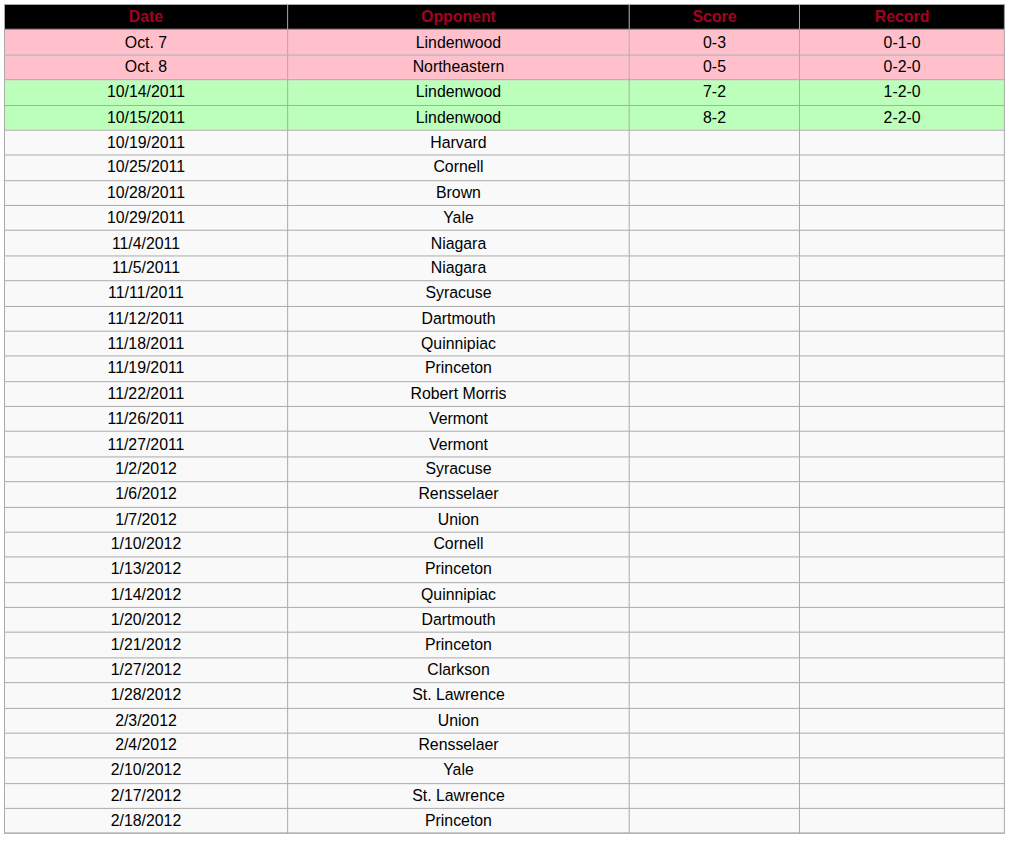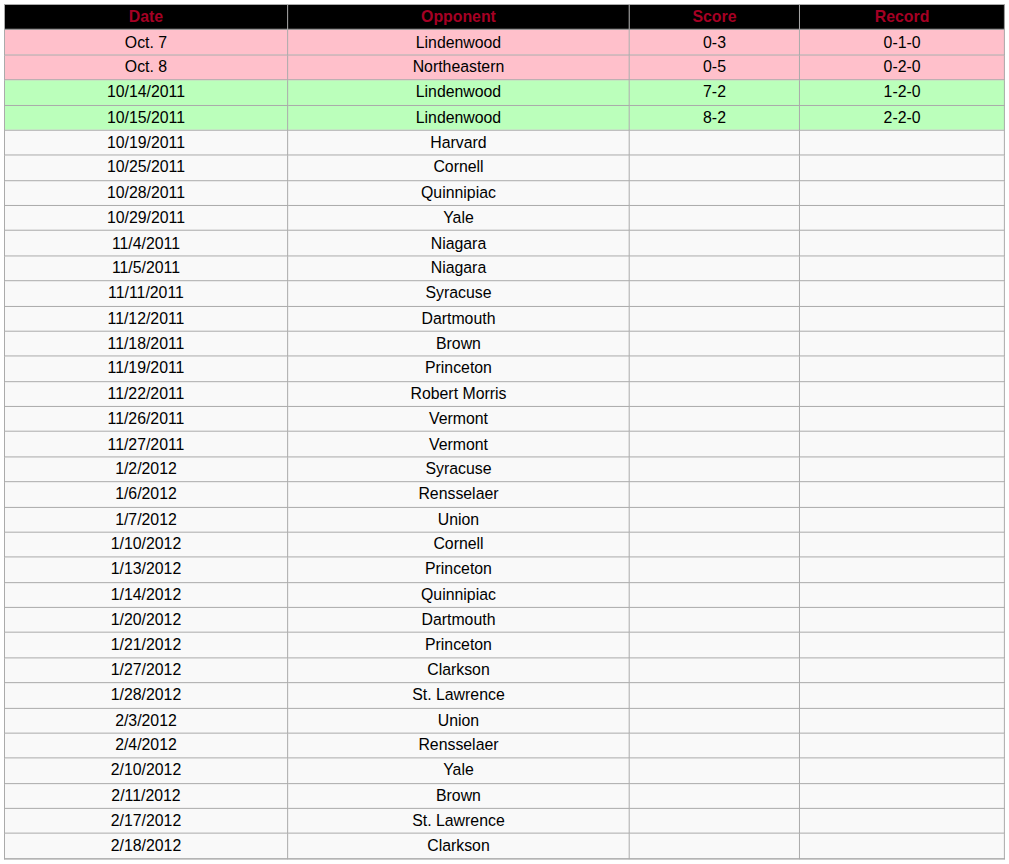(458, 192) Brown -> (458, 192) Quinnipiac
(458, 343) Quinnipiac -> (458, 343) Brown
+ row: (146, 795)
(458, 820) Princeton -> (458, 846) Clarkson
